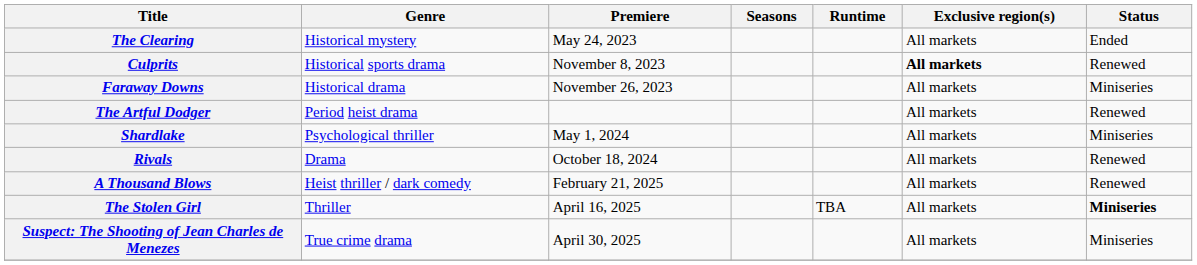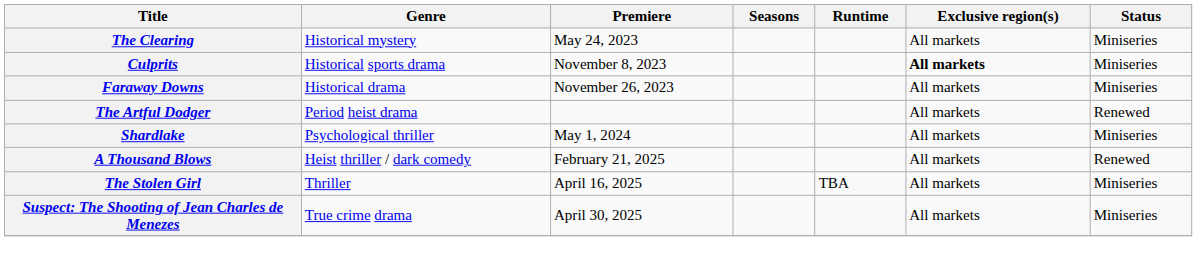(1109, 40) Ended -> (1125, 40) Miniseries
(1118, 64) Renewed -> (1125, 64) Miniseries
- row: (153, 159)
(1123, 207) bold -> (1125, 183) normal
